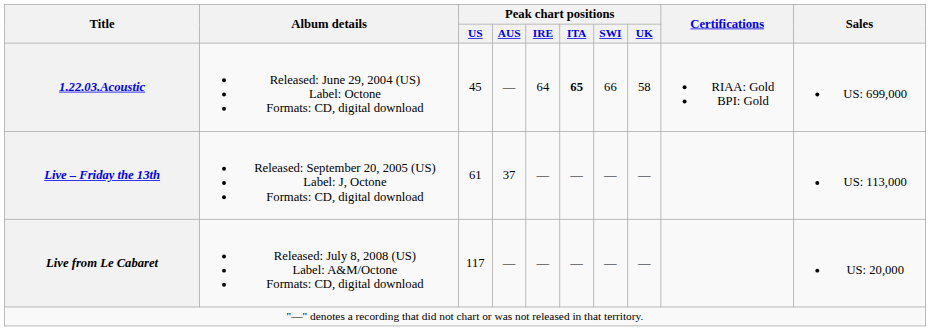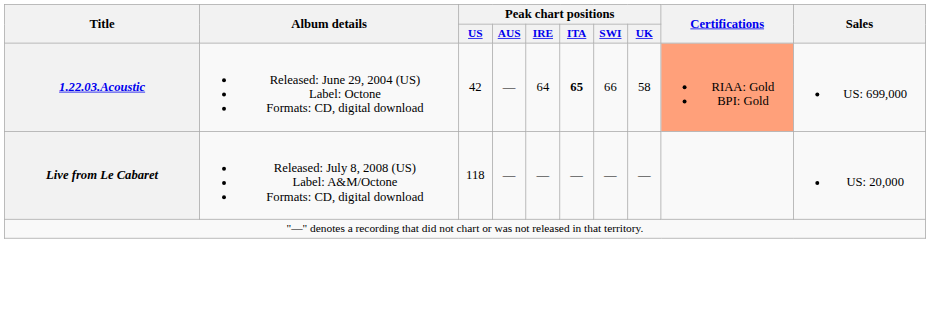(475, 87) 45 -> (475, 87) 42
(727, 94) no background -> (727, 94) lightsalmon background
- row: (102, 175)
(475, 263) 117 -> (475, 175) 118
